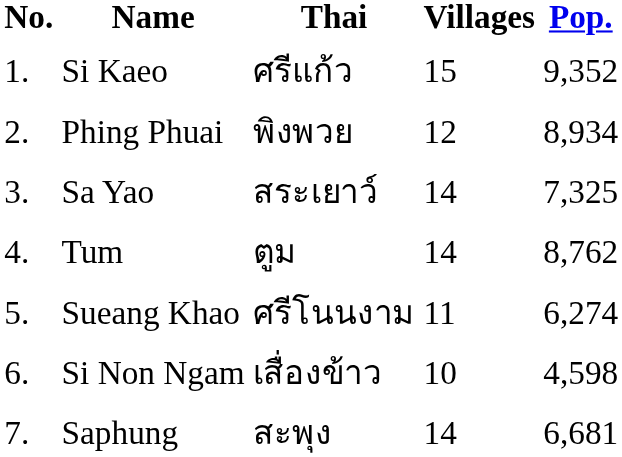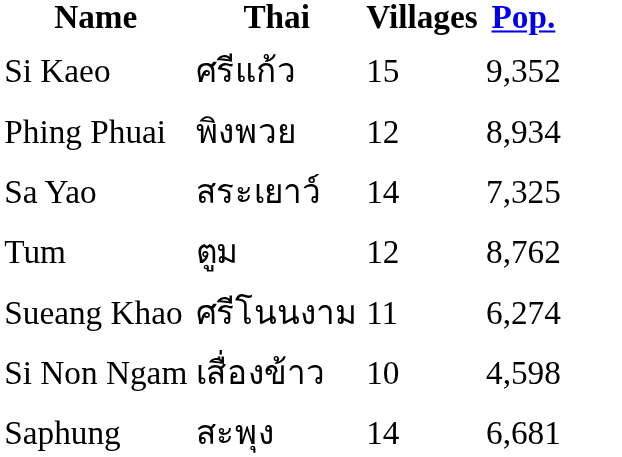- column: (29, 17)
(440, 251) 14 -> (383, 251) 12
